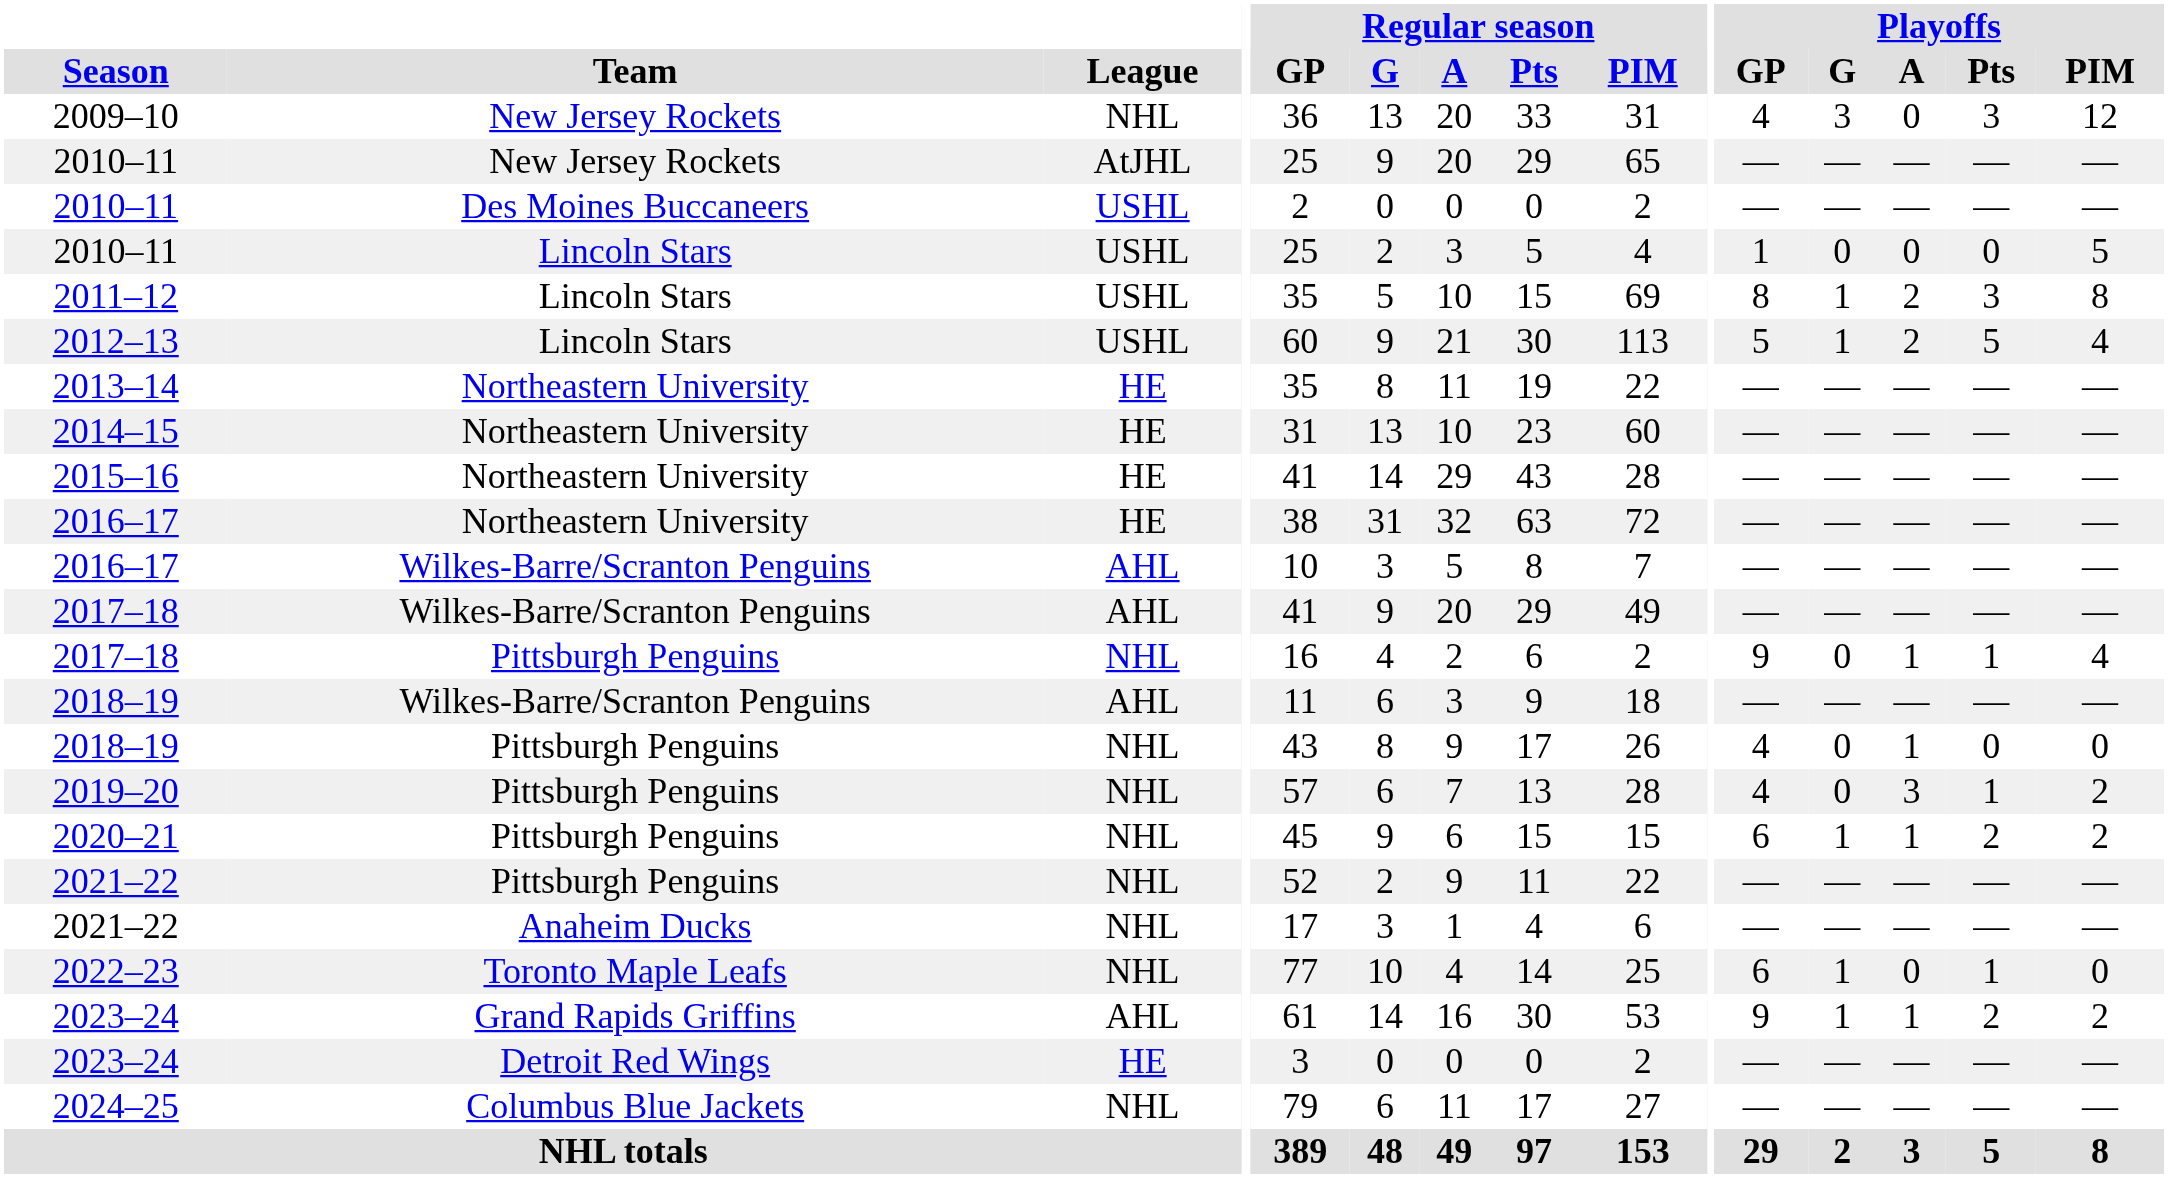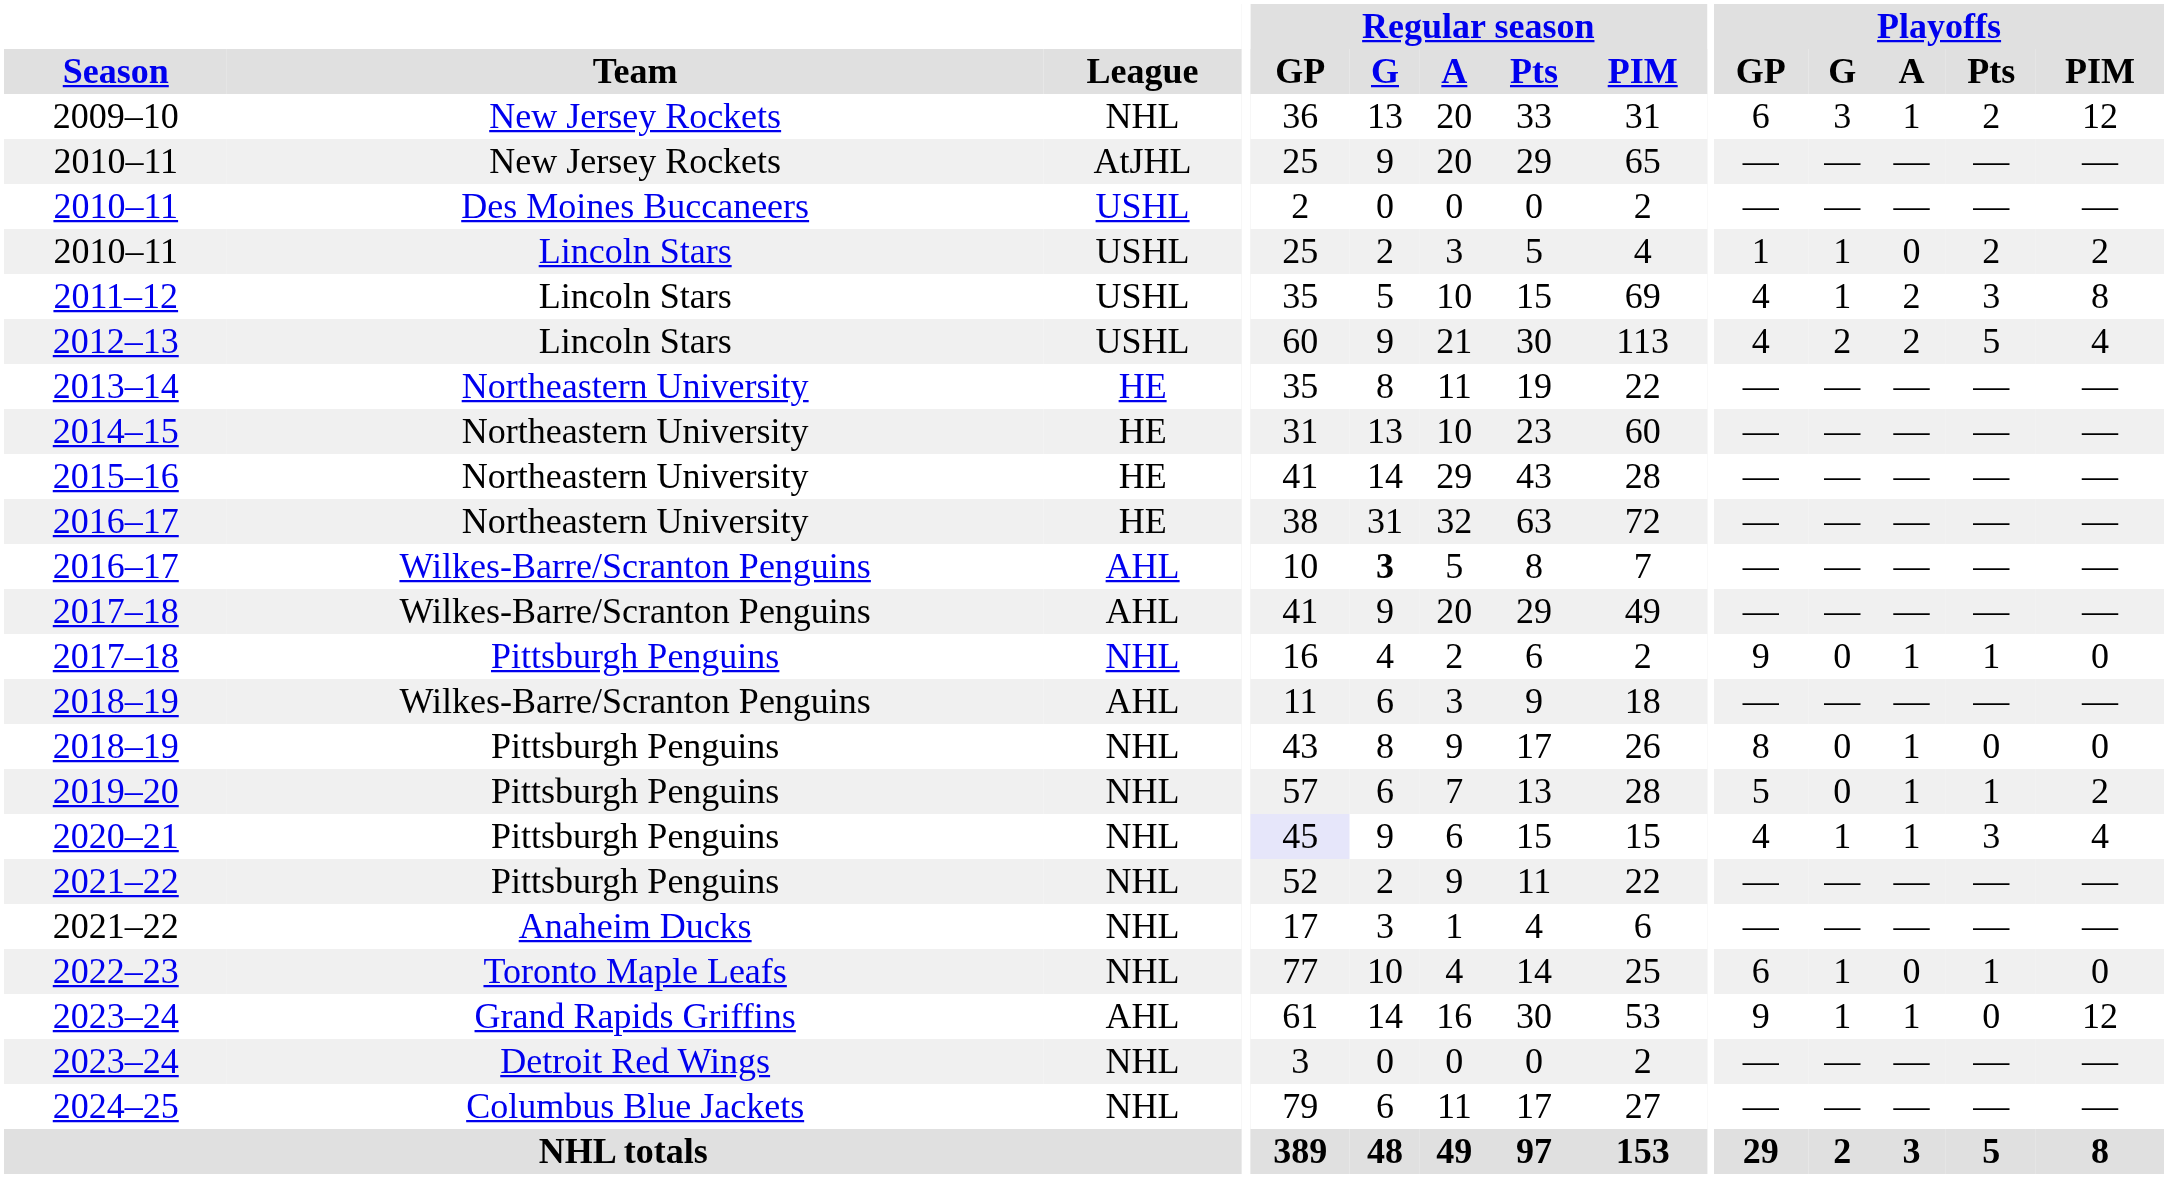(1761, 115) 4 -> (1761, 115) 6
(1912, 115) 0 -> (1912, 115) 1
(1991, 115) 3 -> (1991, 115) 2
(1842, 250) 0 -> (1842, 250) 1
(1991, 250) 0 -> (1991, 250) 2
(2100, 250) 5 -> (2100, 250) 2
(1761, 295) 8 -> (1761, 295) 4
(1761, 340) 5 -> (1761, 340) 4
(1842, 340) 1 -> (1842, 340) 2
(1385, 565) normal -> (1385, 565) bold
(2100, 655) 4 -> (2100, 655) 0
(1761, 745) 4 -> (1761, 745) 8
(1761, 790) 4 -> (1761, 790) 5
(1912, 790) 3 -> (1912, 790) 1
(1300, 835) no background -> (1300, 835) lavender background
(1761, 835) 6 -> (1761, 835) 4
(1991, 835) 2 -> (1991, 835) 3
(2100, 835) 2 -> (2100, 835) 4
(1991, 1015) 2 -> (1991, 1015) 0
(2100, 1015) 2 -> (2100, 1015) 12
(1143, 1060) HE -> (1143, 1060) NHL
